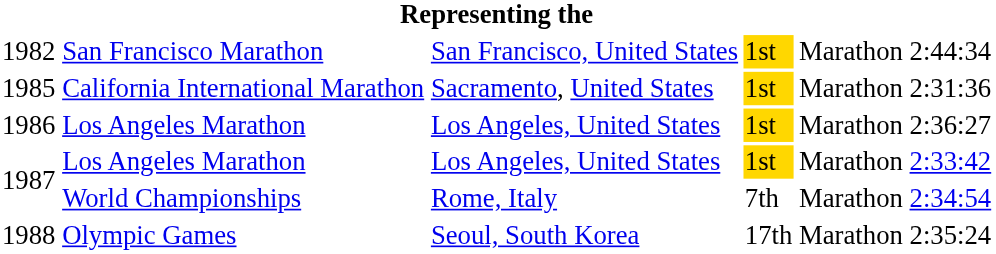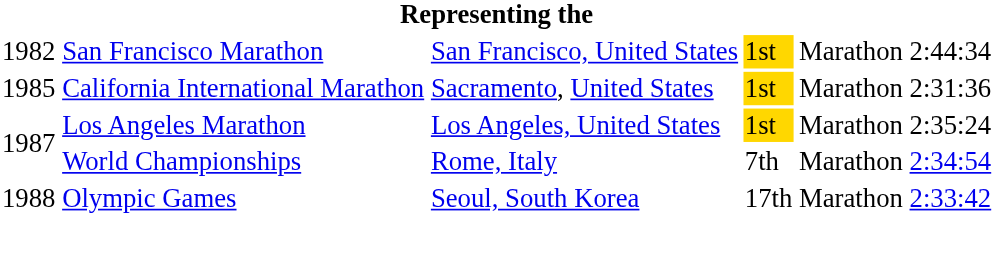- row: (29, 124)
(950, 161) 2:33:42 -> (950, 124) 2:35:24
(950, 235) 2:35:24 -> (950, 198) 2:33:42
